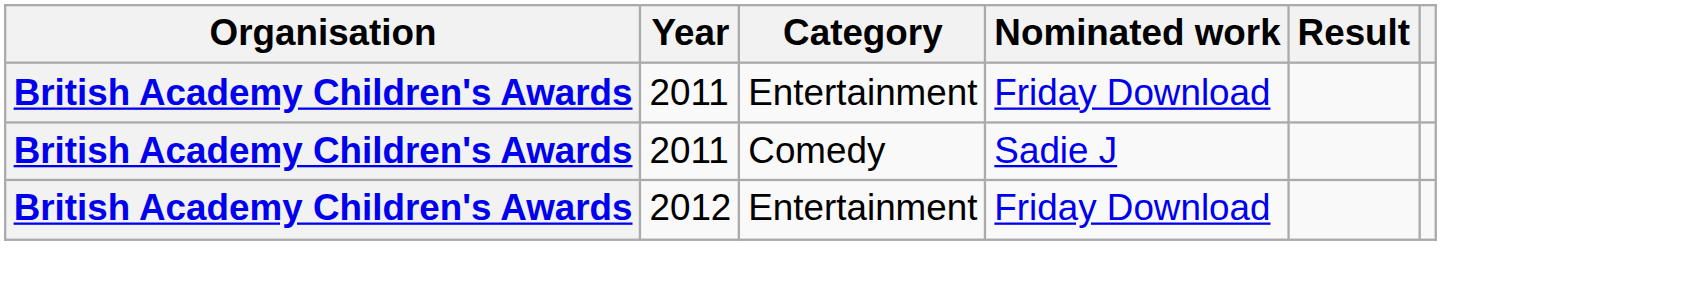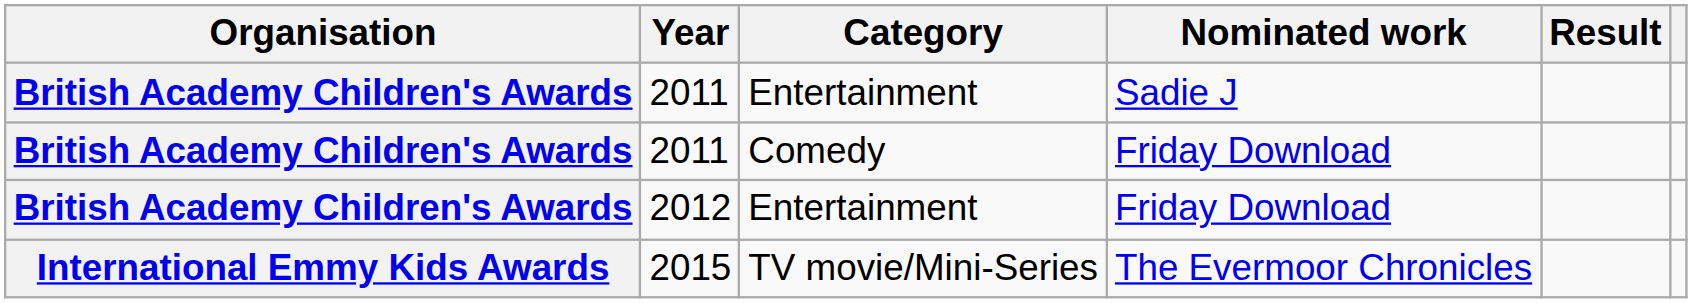(1132, 92) Friday Download -> (1176, 92) Sadie J
(1056, 150) Sadie J -> (1253, 150) Friday Download
+ row: (690, 267)
